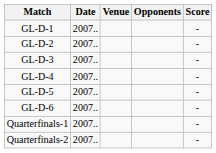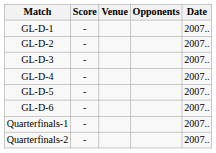columns swapped: (85, 12) <-> (198, 12)
